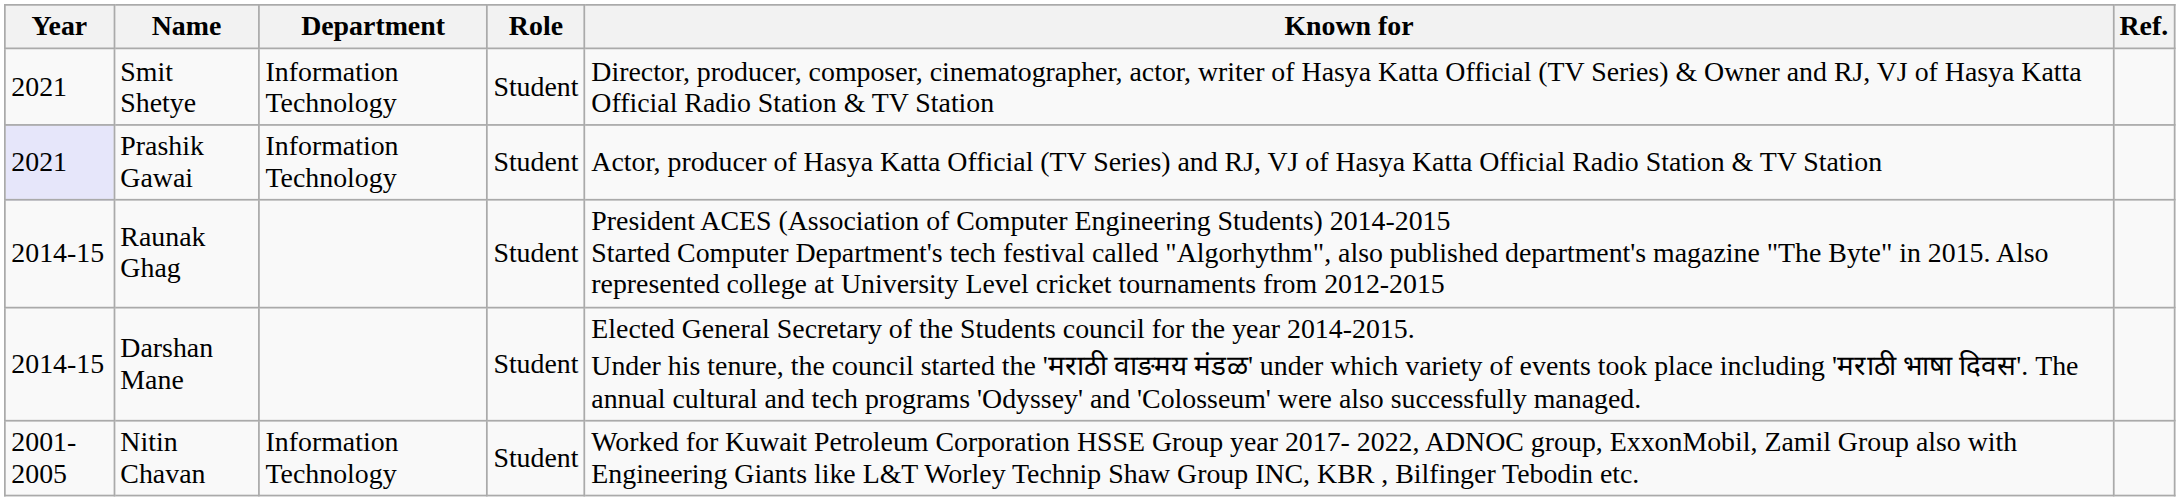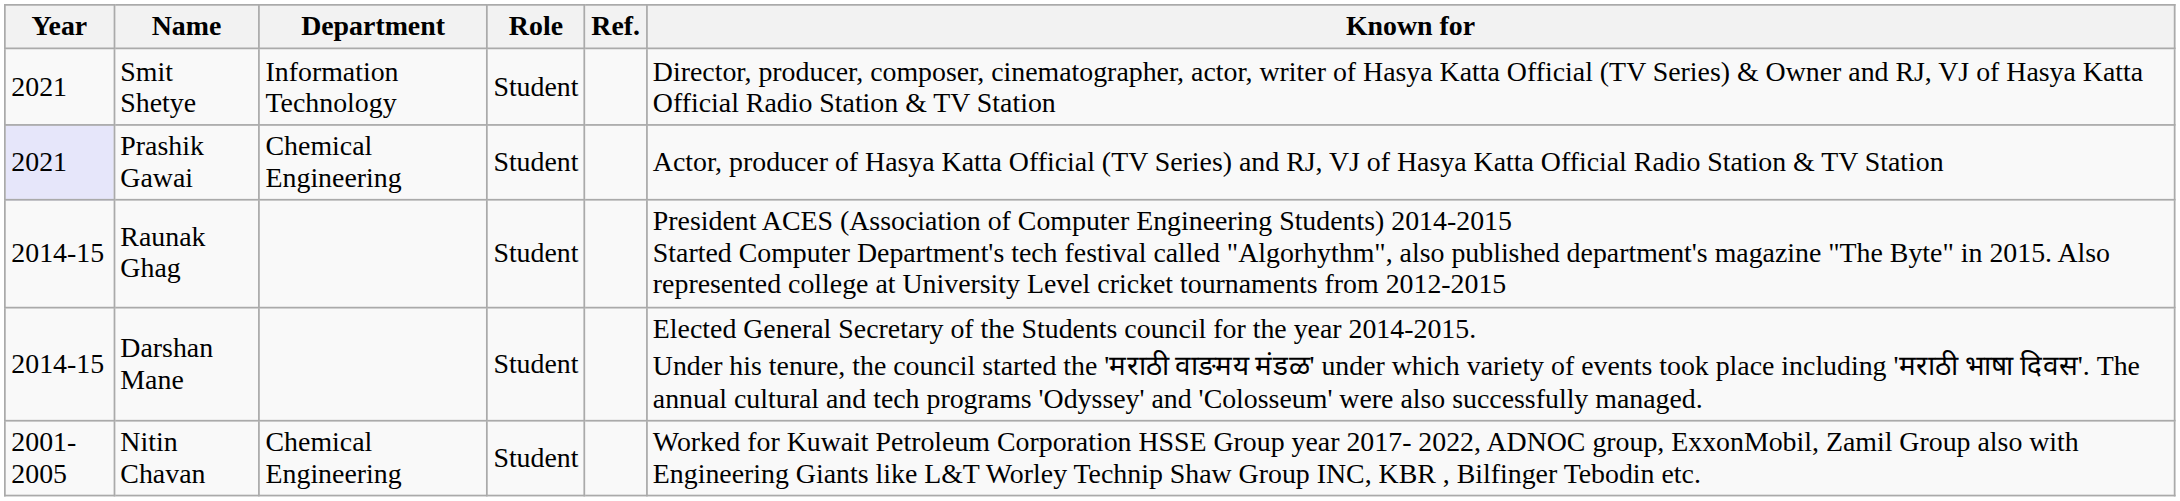columns swapped: (1349, 26) <-> (2144, 26)
(332, 161) Information Technology -> (334, 161) Chemical Engineering
(332, 457) Information Technology -> (334, 457) Chemical Engineering
